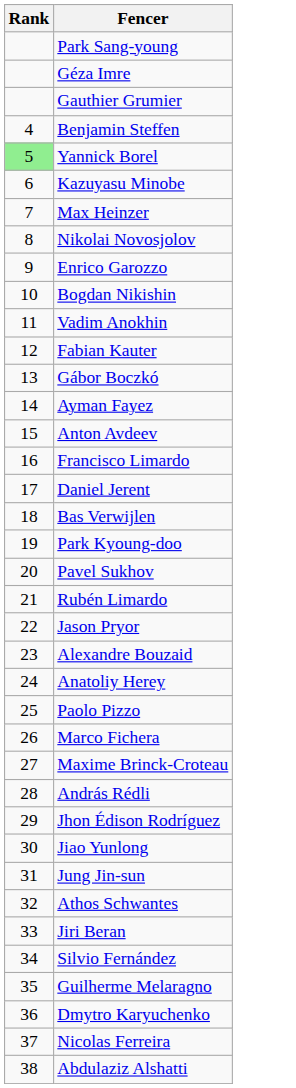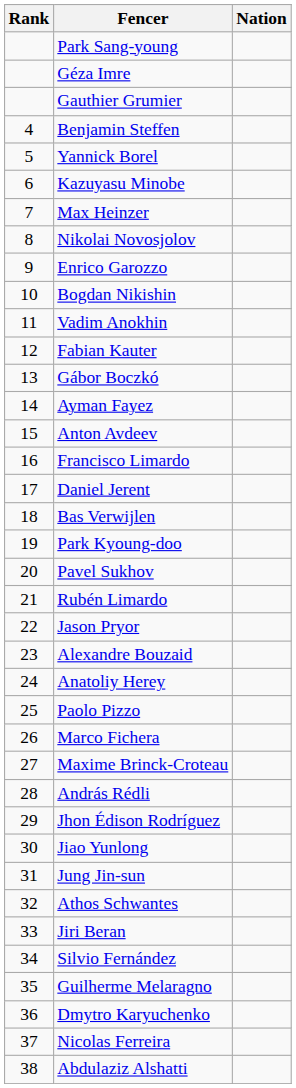+ column: (262, 18)
(29, 156) lightgreen background -> (29, 156) no background
